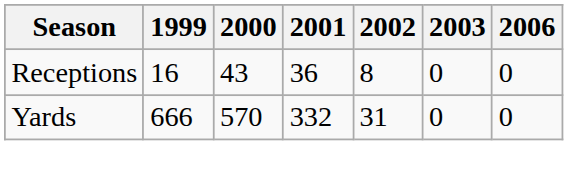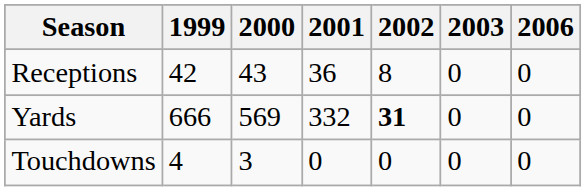(164, 71) 16 -> (183, 71) 42
(241, 116) 570 -> (260, 116) 569
(374, 116) normal -> (392, 116) bold
+ row: (84, 161)
